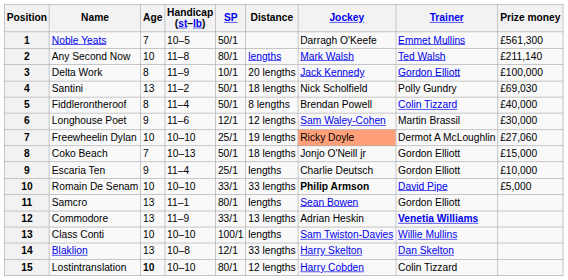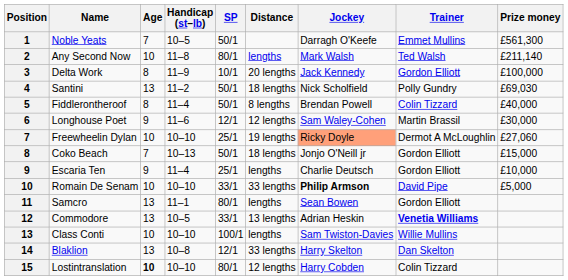(178, 219) 11–9 -> (178, 219) 10–5
